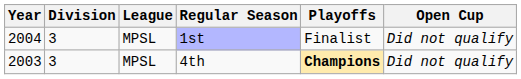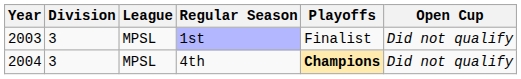(25, 39) 2004 -> (25, 39) 2003
(25, 62) 2003 -> (25, 62) 2004
